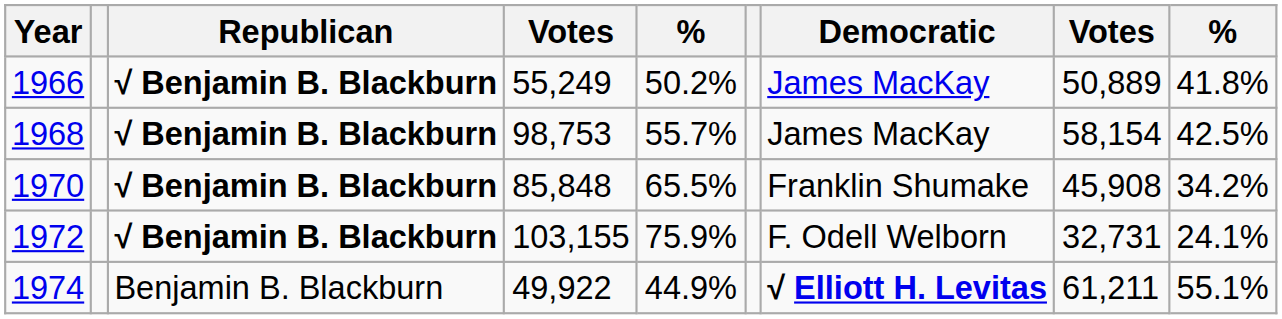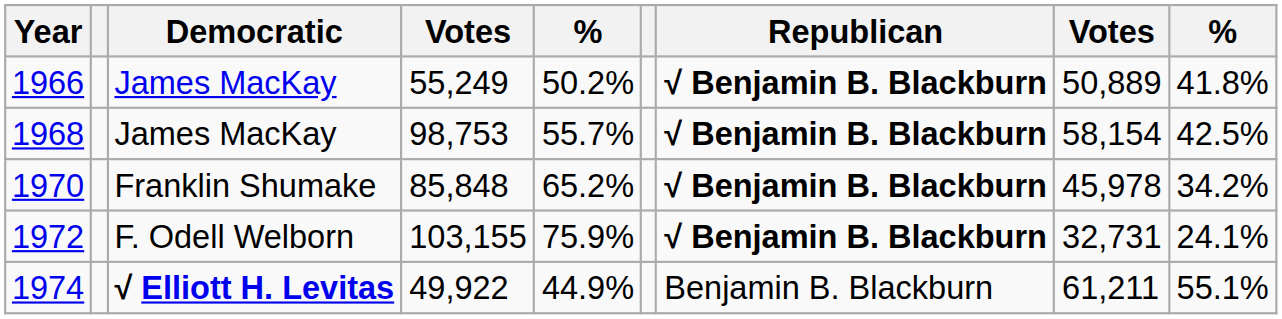columns swapped: (306, 31) <-> (907, 31)
(691, 185) 65.5% -> (588, 185) 65.2%
(1112, 185) 45,908 -> (1112, 185) 45,978
